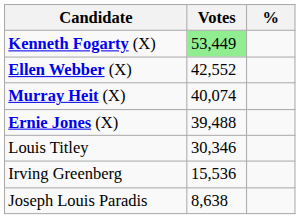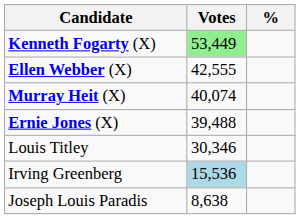(214, 69) 42,552 -> (214, 69) 42,555
(214, 174) no background -> (214, 174) lightblue background
